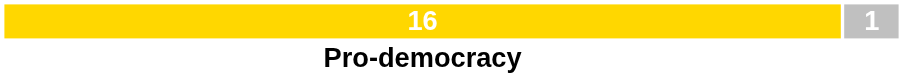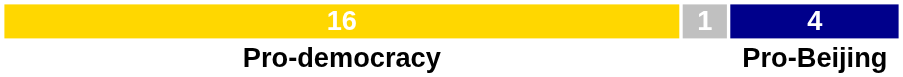+ column: (815, 21)
